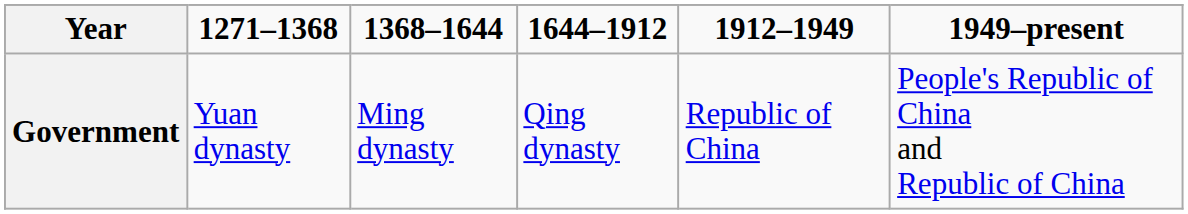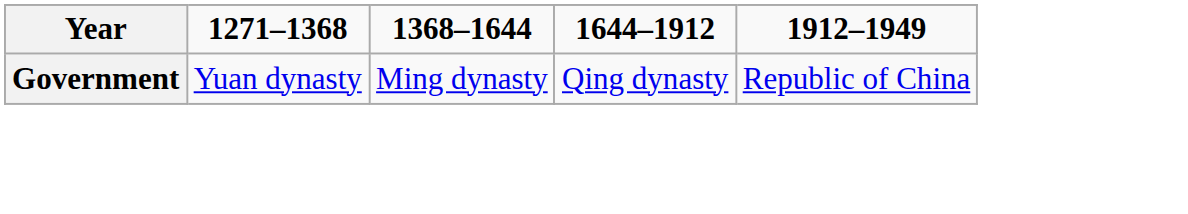- column: (1036, 29)
